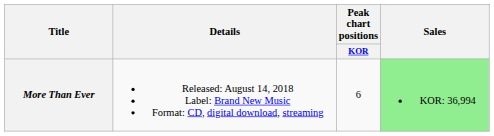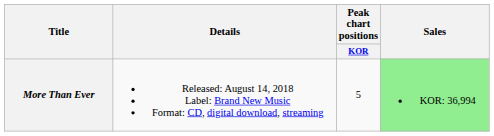(358, 95) 6 -> (358, 95) 5
